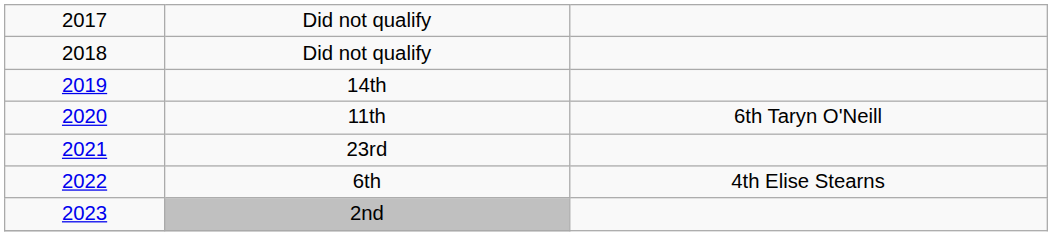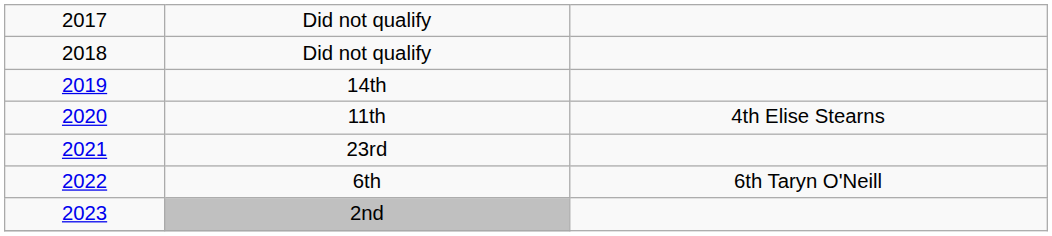(808, 117) 6th Taryn O'Neill -> (808, 117) 4th Elise Stearns
(808, 181) 4th Elise Stearns -> (808, 181) 6th Taryn O'Neill
